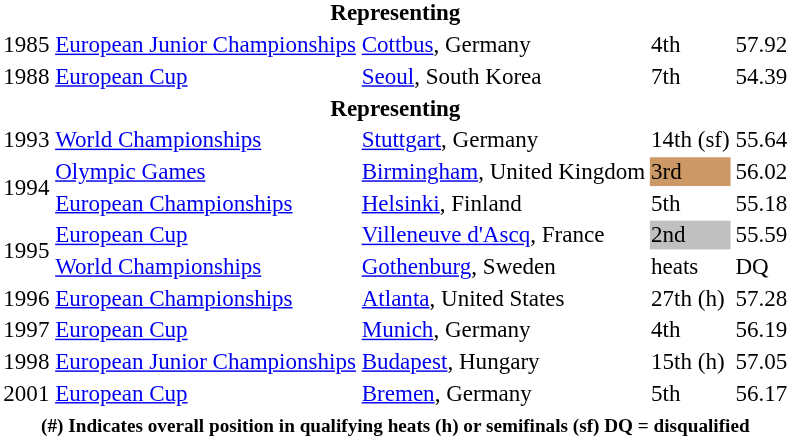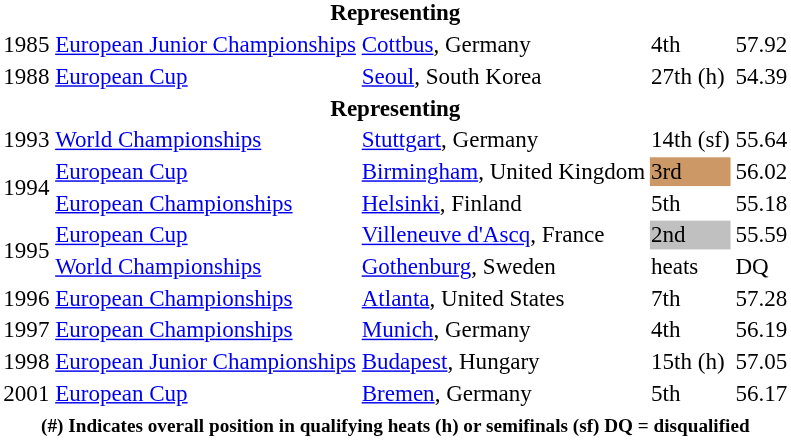(666, 76) 7th -> (688, 76) 27th (h)
(130, 171) Olympic Games -> (121, 171) European Cup
(688, 298) 27th (h) -> (666, 298) 7th
(121, 329) European Cup -> (174, 329) European Championships
